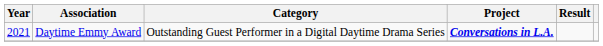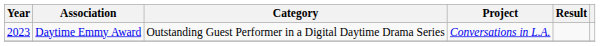(19, 31) 2021 -> (19, 31) 2023
(502, 31) bold -> (500, 31) normal
